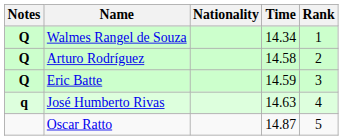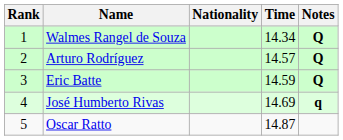columns swapped: (319, 15) <-> (24, 15)
(281, 59) 14.58 -> (280, 59) 14.57
(281, 102) 14.63 -> (280, 102) 14.69
